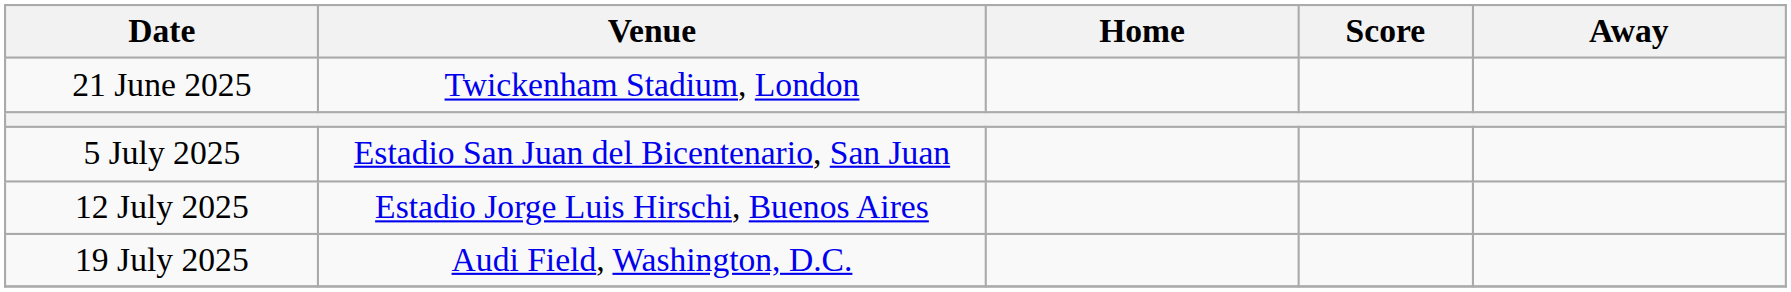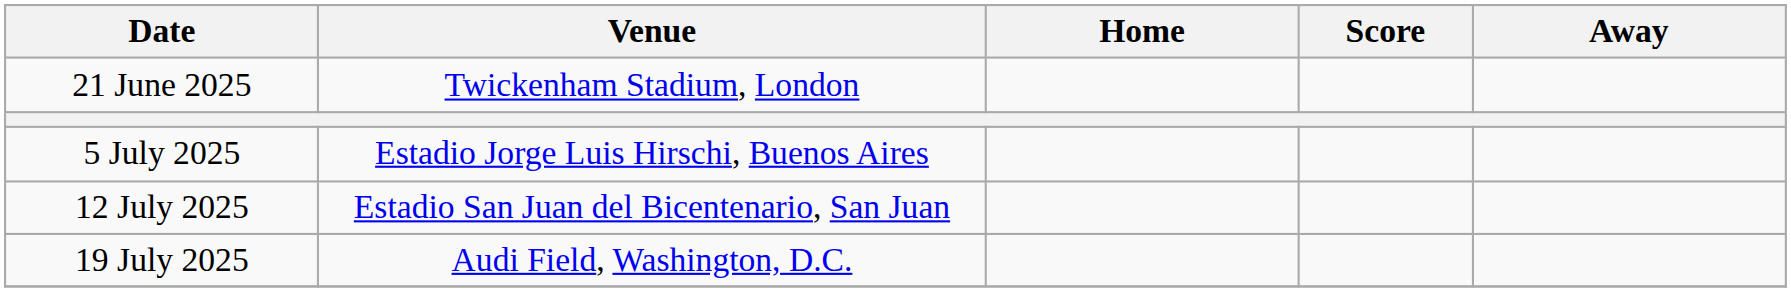(652, 153) Estadio San Juan del Bicentenario, San Juan -> (652, 153) Estadio Jorge Luis Hirschi, Buenos Aires
(652, 206) Estadio Jorge Luis Hirschi, Buenos Aires -> (652, 206) Estadio San Juan del Bicentenario, San Juan
